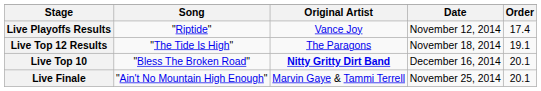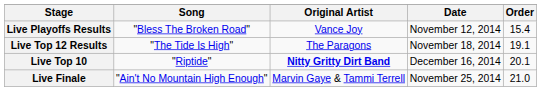(192, 29) "Riptide" -> (192, 29) "Bless The Broken Road"
(520, 29) 17.4 -> (520, 29) 15.4
(192, 62) "Bless The Broken Road" -> (192, 62) "Riptide"
(520, 78) 20.1 -> (520, 78) 21.0
